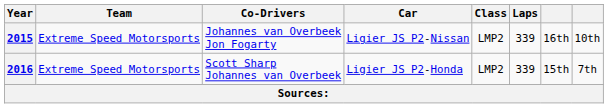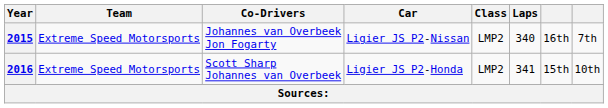(525, 38) 339 -> (525, 38) 340
(587, 38) 10th -> (587, 38) 7th
(525, 69) 339 -> (525, 69) 341
(587, 69) 7th -> (587, 69) 10th
